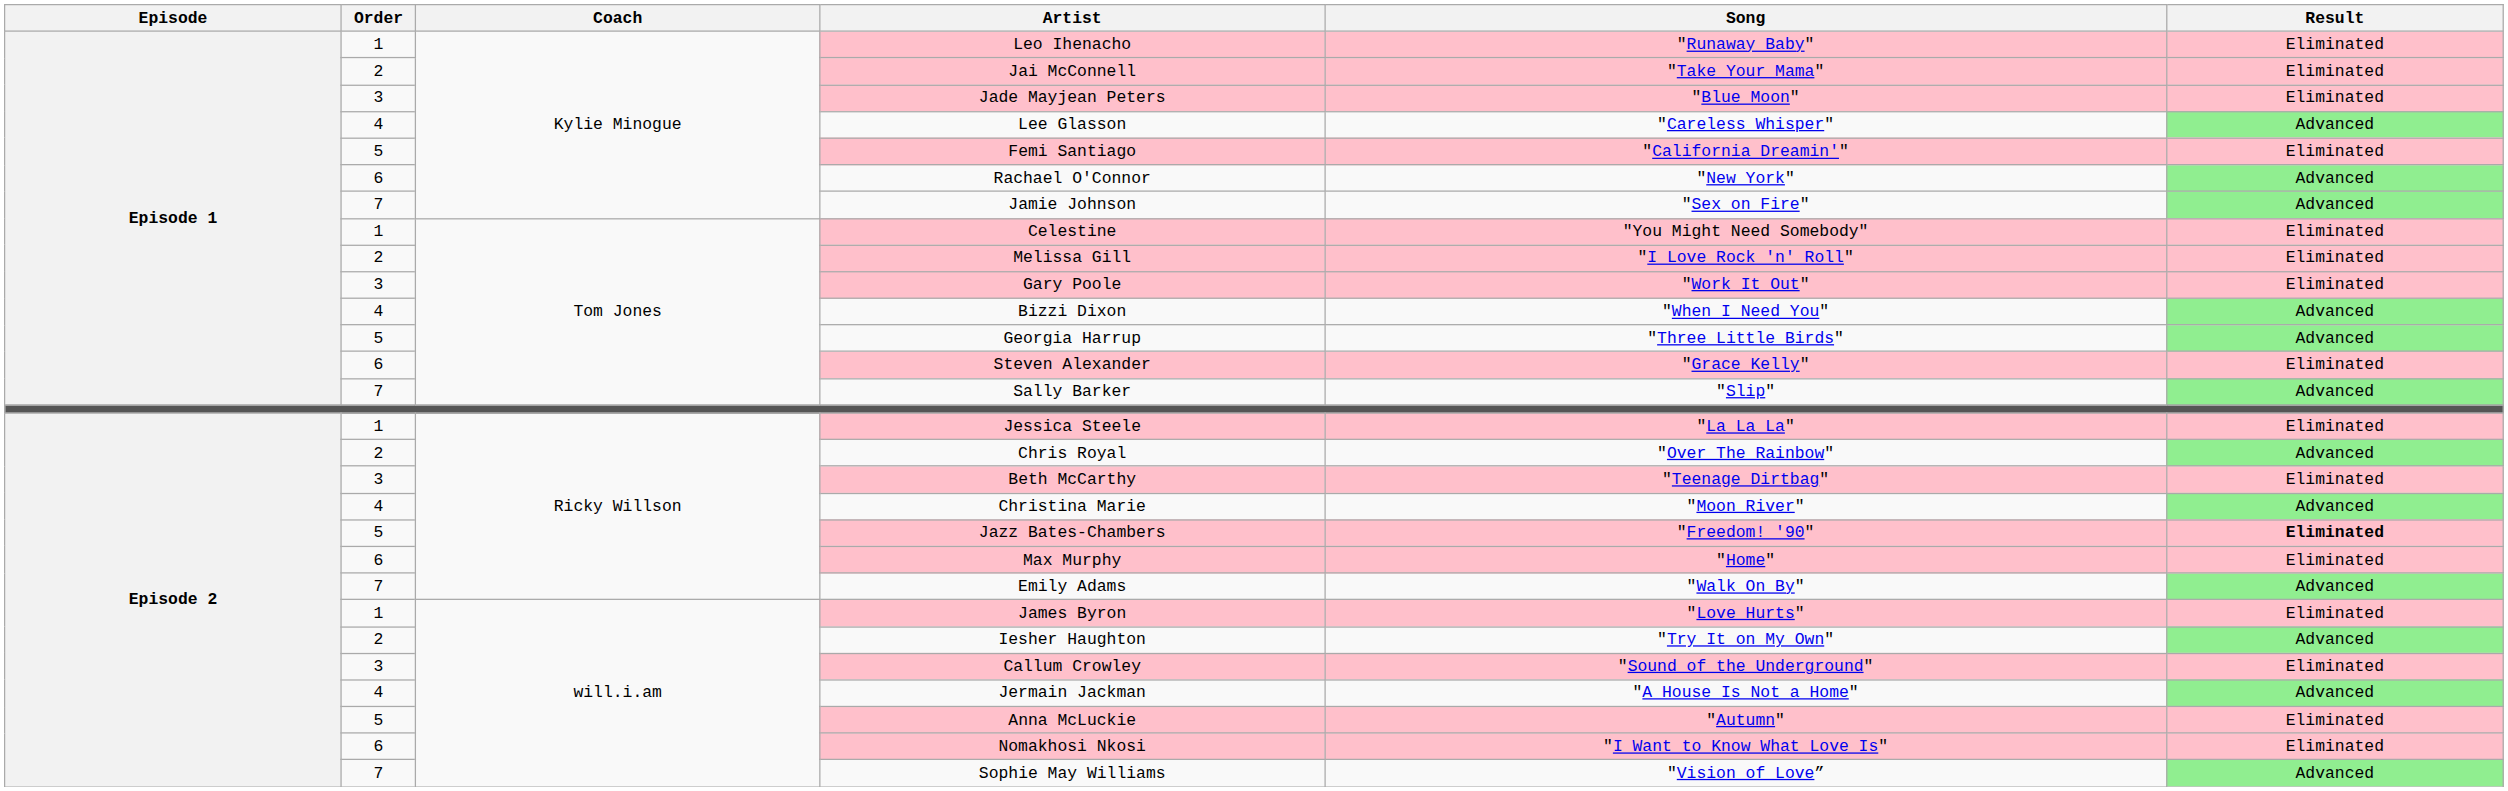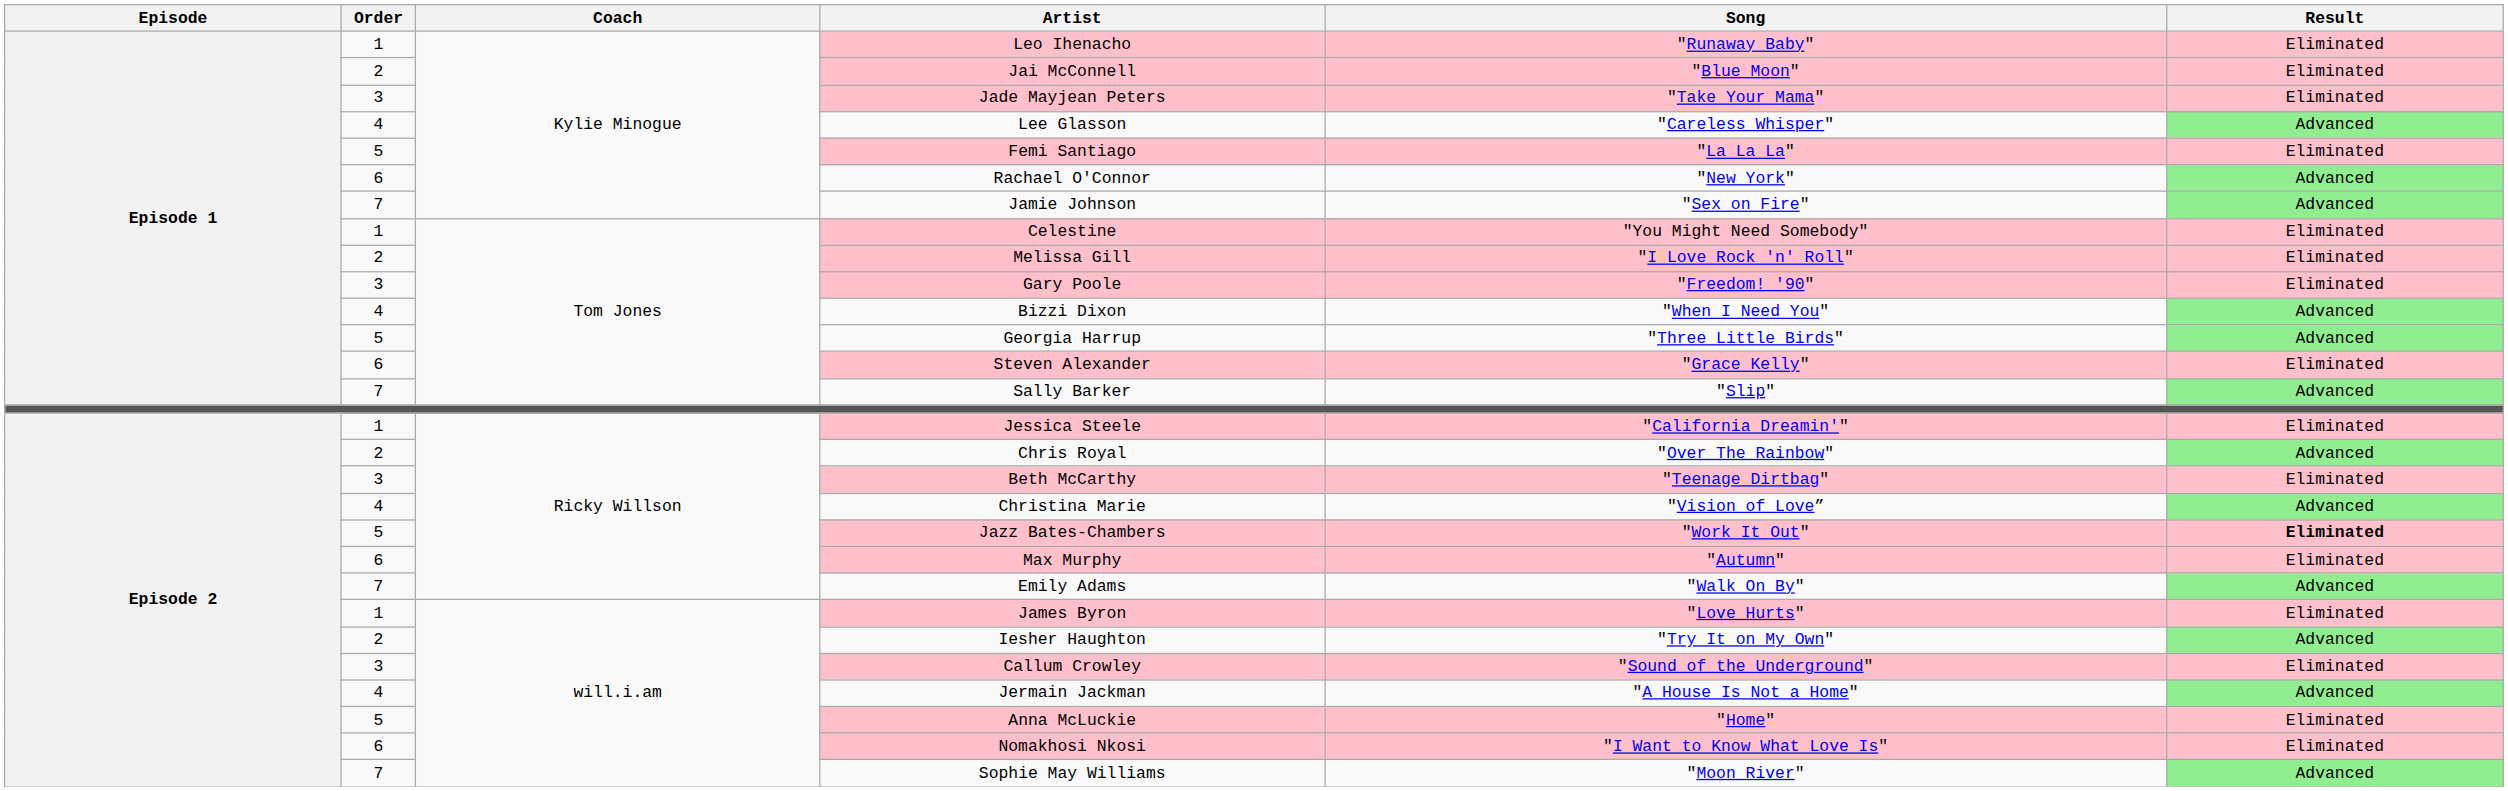(1746, 71) "Take Your Mama" -> (1746, 71) "Blue Moon"
(1746, 98) "Blue Moon" -> (1746, 98) "Take Your Mama"
(1746, 151) "California Dreamin'" -> (1746, 151) "La La La"
(1746, 285) "Work It Out" -> (1746, 285) "Freedom! '90"
(1746, 426) "La La La" -> (1746, 426) "California Dreamin'"
(1746, 506) "Moon River" -> (1746, 506) "Vision of Love”
(1746, 533) "Freedom! '90" -> (1746, 533) "Work It Out"
(1746, 560) "Home" -> (1746, 560) "Autumn"
(1746, 720) "Autumn" -> (1746, 720) "Home"
(1746, 773) "Vision of Love” -> (1746, 773) "Moon River"
